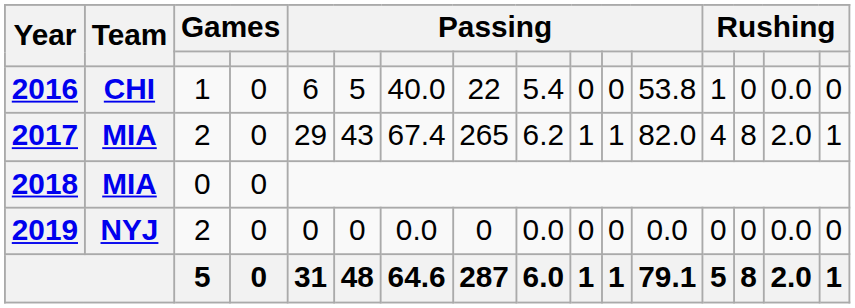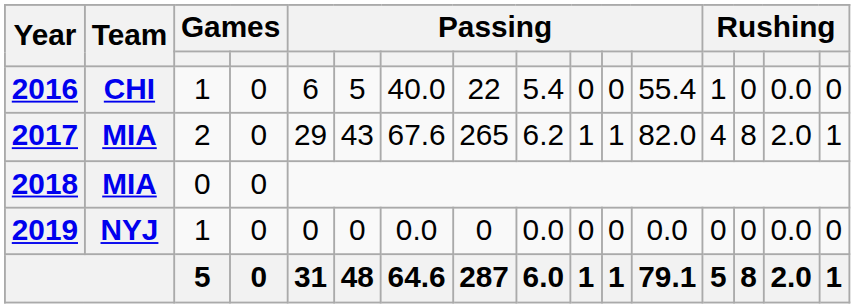(667, 89) 53.8 -> (667, 89) 55.4
(417, 136) 67.4 -> (417, 136) 67.6
(202, 230) 2 -> (202, 230) 1
